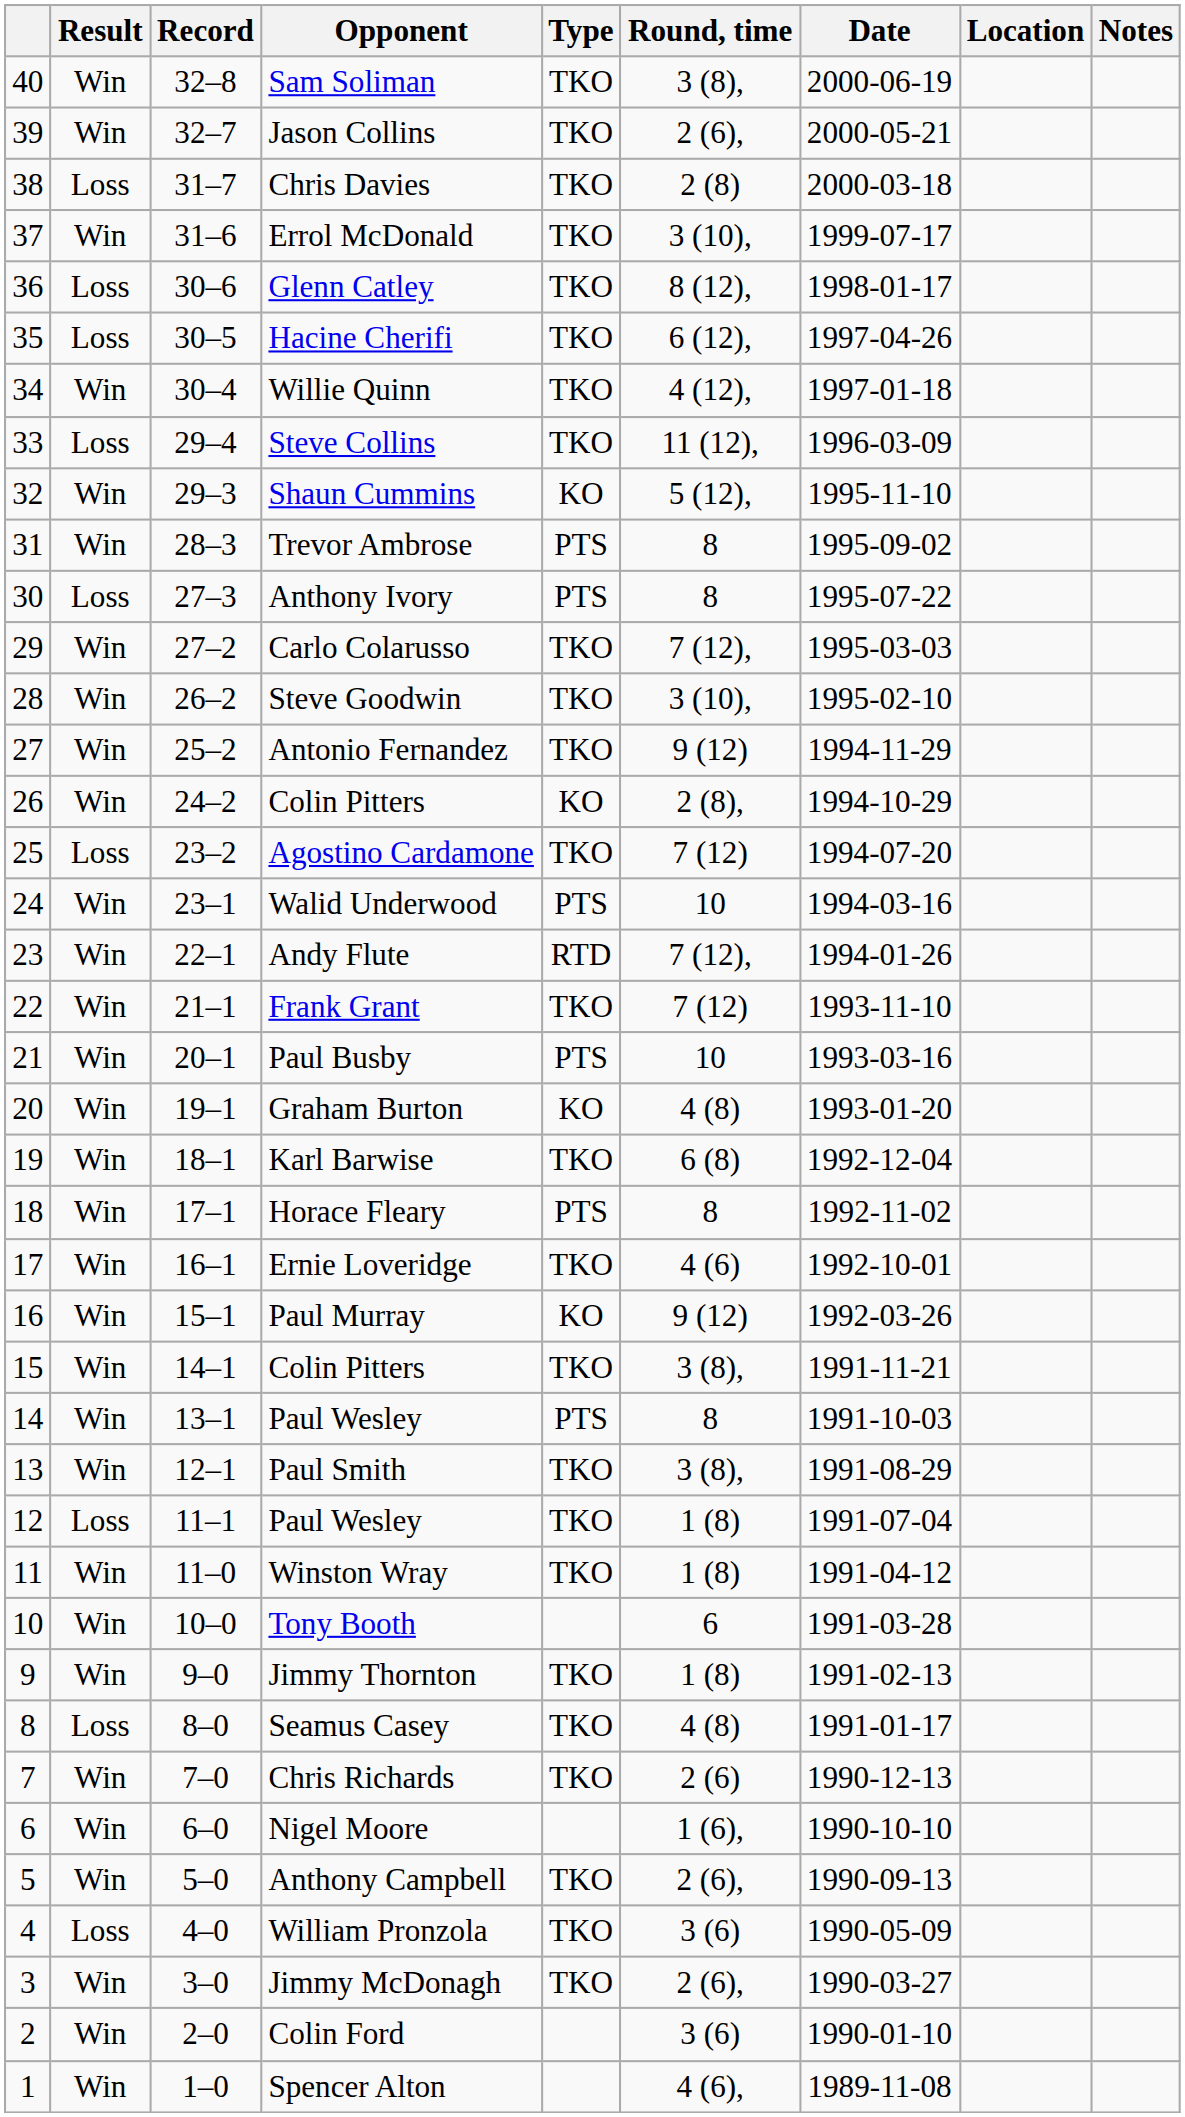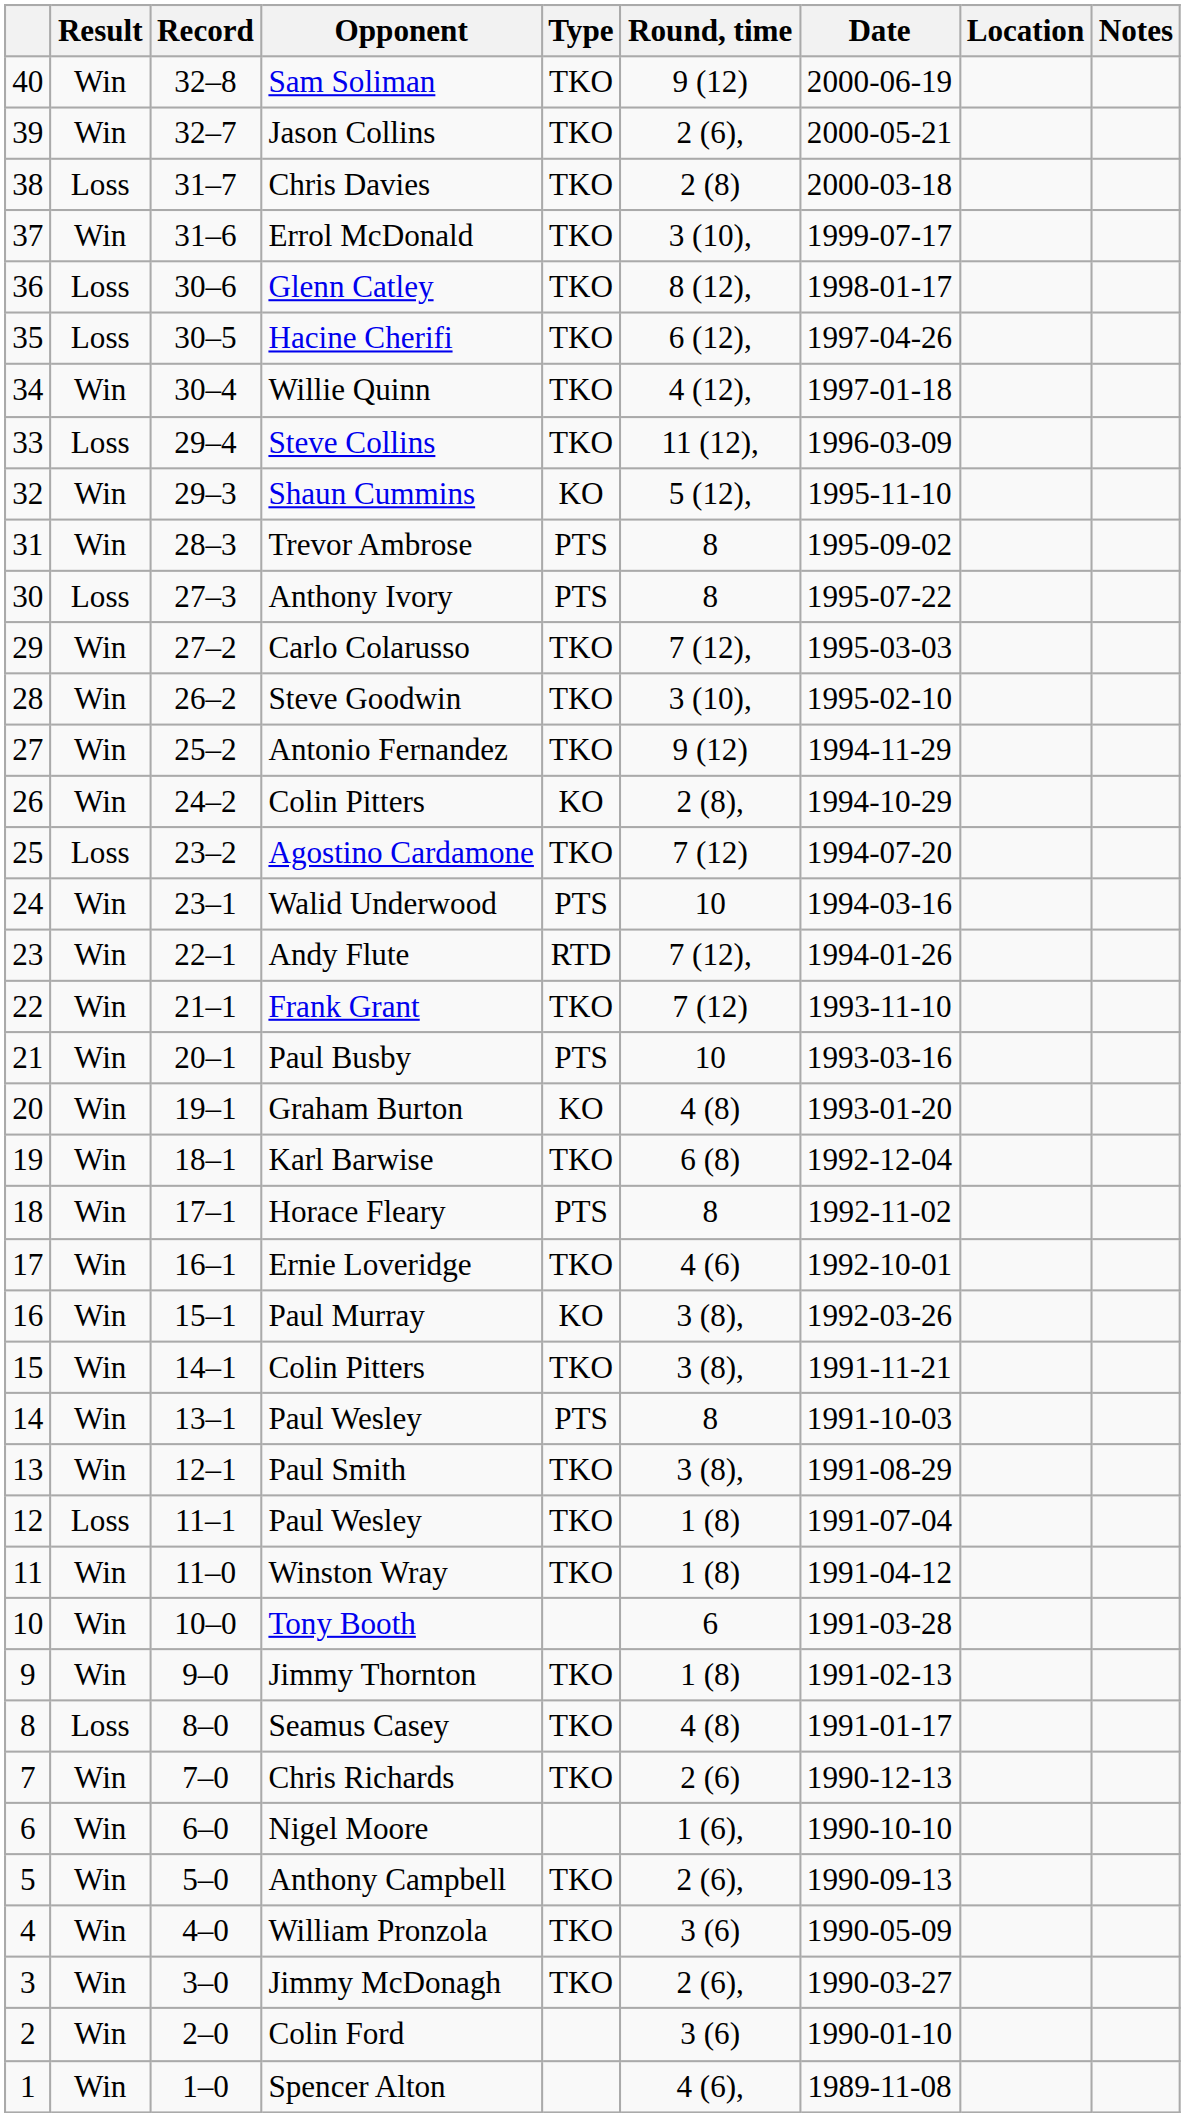(710, 81) 3 (8), -> (710, 81) 9 (12)
(710, 1314) 9 (12) -> (710, 1314) 3 (8),
(100, 1931) Loss -> (100, 1931) Win
